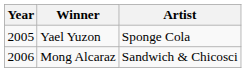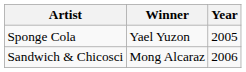columns swapped: (21, 15) <-> (180, 15)
